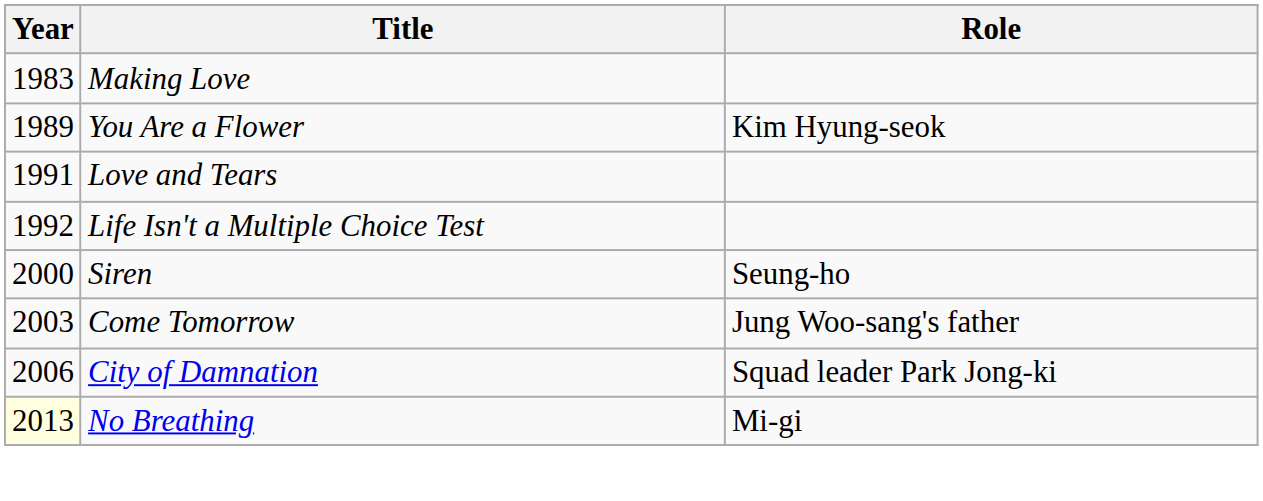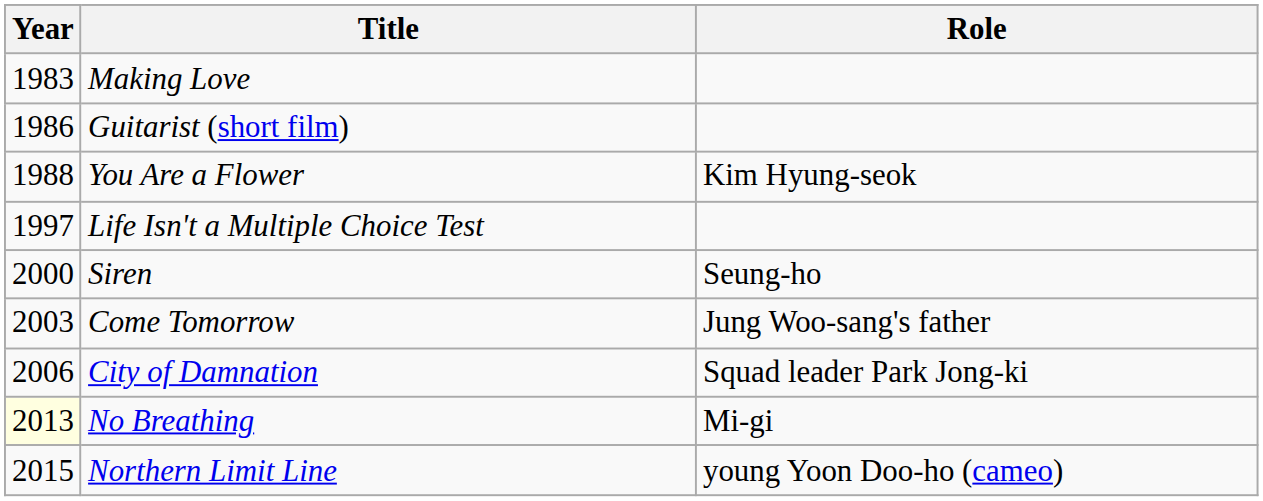+ row: (218, 126)
(43, 126) 1989 -> (43, 175) 1988
- row: (183, 175)
(43, 224) 1992 -> (43, 224) 1997
+ row: (212, 469)
